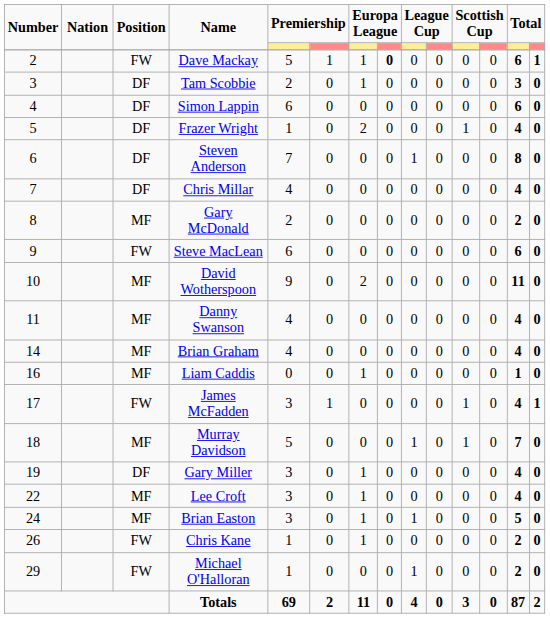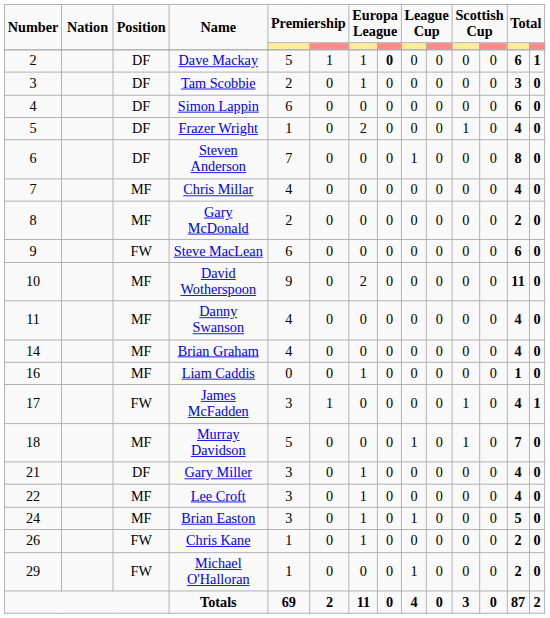(141, 60) FW -> (141, 60) DF
(141, 189) DF -> (141, 189) MF
(33, 473) 19 -> (33, 473) 21
